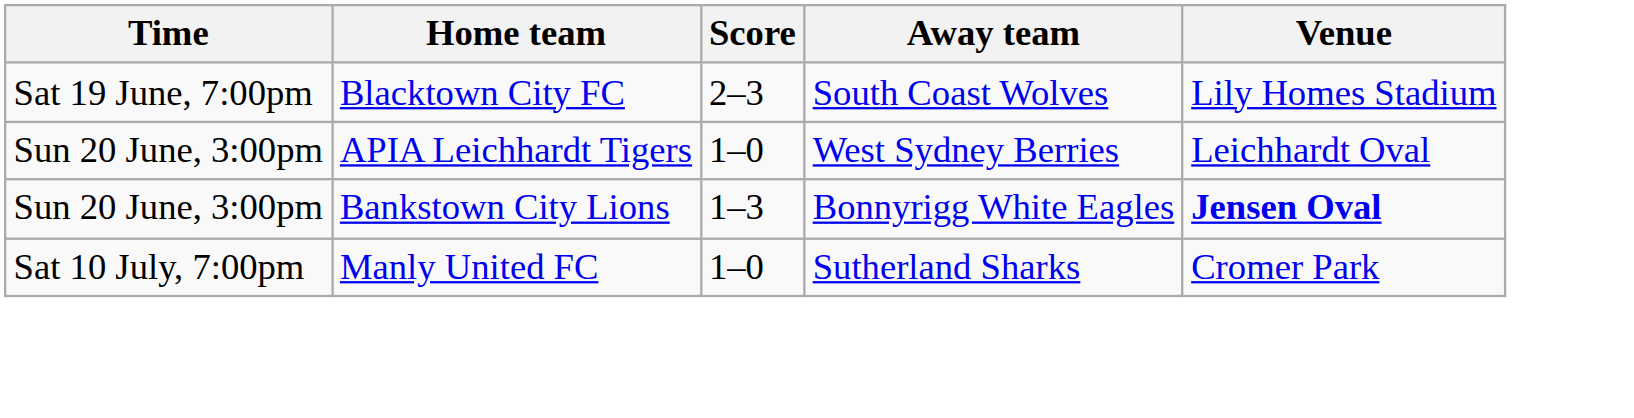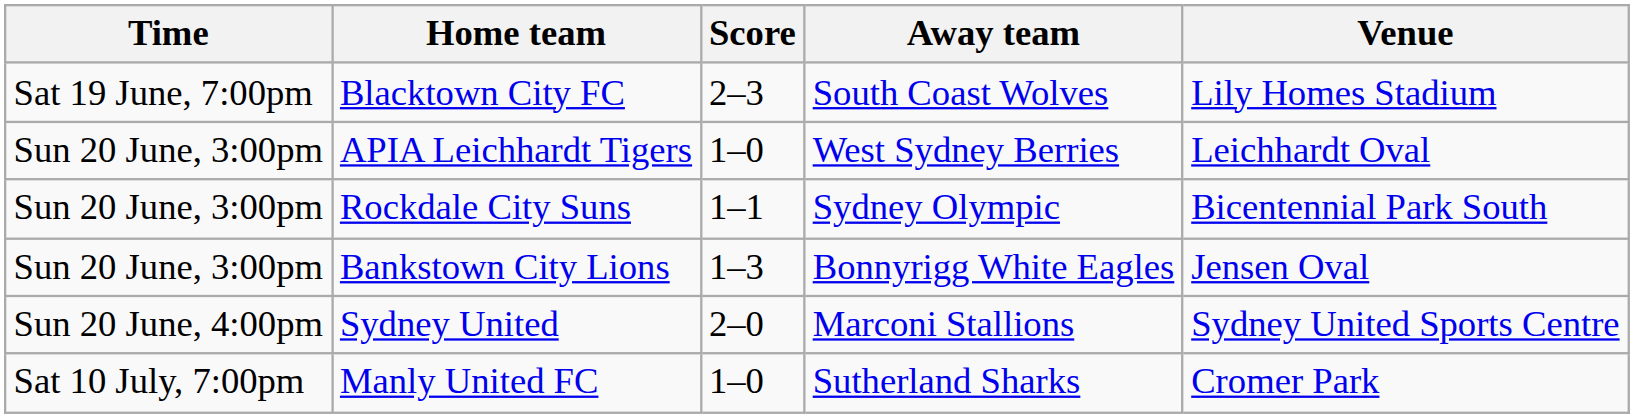+ row: (485, 207)
(1286, 207) bold -> (1280, 265) normal
+ row: (449, 324)
